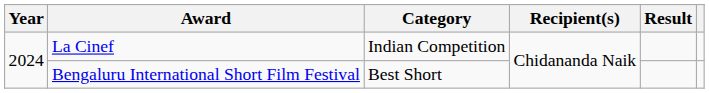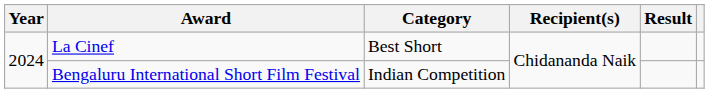(437, 46) Indian Competition -> (405, 46) Best Short
(405, 74) Best Short -> (437, 74) Indian Competition
